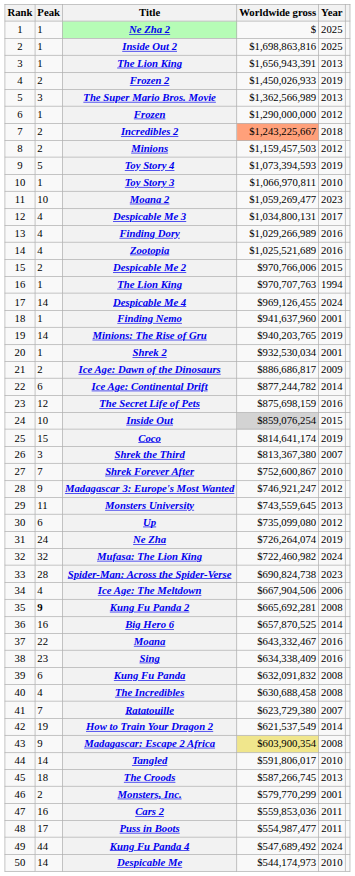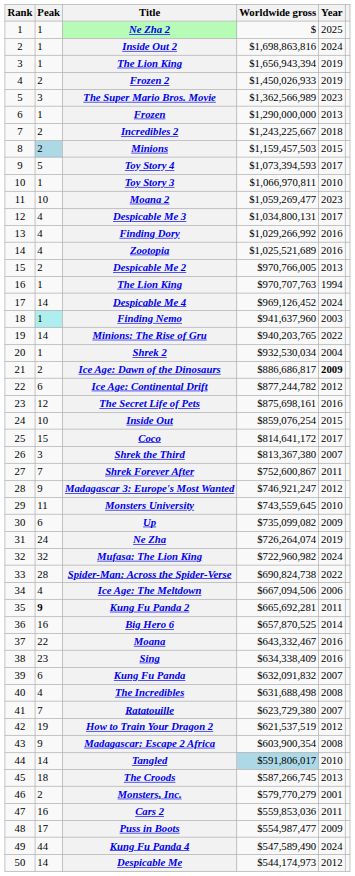(332, 47) 2025 -> (332, 47) 2024
(283, 64) $1,656,943,391 -> (283, 64) $1,656,943,394
(332, 64) 2013 -> (332, 64) 2019
(332, 98) 2013 -> (332, 98) 2023
(332, 115) 2012 -> (332, 115) 2013
(283, 132) lightsalmon background -> (283, 132) no background
(40, 149) no background -> (40, 149) lightblue background
(332, 149) 2012 -> (332, 149) 2015
(332, 166) 2019 -> (332, 166) 2017
(283, 234) $1,029,266,989 -> (283, 234) $1,029,266,992
(287, 268) $970,766,006 -> (287, 268) $970,766,005
(332, 268) 2015 -> (332, 268) 2013
(287, 302) $969,126,455 -> (287, 302) $969,126,452
(40, 319) no background -> (40, 319) paleturquoise background
(332, 319) 2001 -> (332, 319) 2003
(332, 336) 2019 -> (332, 336) 2022
(332, 353) 2001 -> (332, 353) 2004
(332, 370) normal -> (332, 370) bold
(332, 387) 2014 -> (332, 387) 2012
(287, 404) $875,698,159 -> (287, 404) $875,698,161
(287, 421) lightgrey background -> (287, 421) no background
(287, 438) $814,641,174 -> (287, 438) $814,641,172
(332, 438) 2019 -> (332, 438) 2017
(332, 472) 2010 -> (332, 472) 2011
(332, 506) 2013 -> (332, 506) 2010
(287, 523) $735,099,080 -> (287, 523) $735,099,082
(332, 523) 2012 -> (332, 523) 2009
(287, 557) $722,460,982 -> (287, 557) $722,960,982
(332, 574) 2023 -> (332, 574) 2022
(287, 591) $667,904,506 -> (287, 591) $667,094,506
(332, 608) 2008 -> (332, 608) 2011
(332, 676) 2008 -> (332, 676) 2007
(287, 693) $630,688,458 -> (287, 693) $631,688,498
(287, 727) $621,537,549 -> (287, 727) $621,537,519
(332, 727) 2014 -> (332, 727) 2012
(287, 744) khaki background -> (287, 744) no background
(287, 761) no background -> (287, 761) lightblue background
(287, 795) $579,770,299 -> (287, 795) $579,770,279
(332, 829) 2011 -> (332, 829) 2009
(287, 846) $547,689,492 -> (287, 846) $547,589,490
(332, 863) 2010 -> (332, 863) 2012
